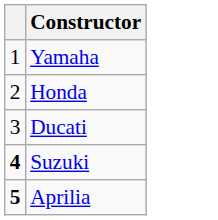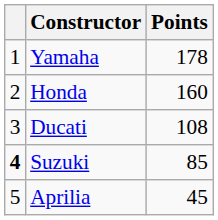+ column: (179, 22)
(15, 197) bold -> (15, 197) normal
